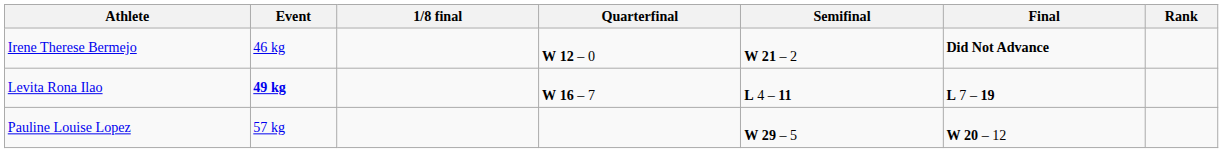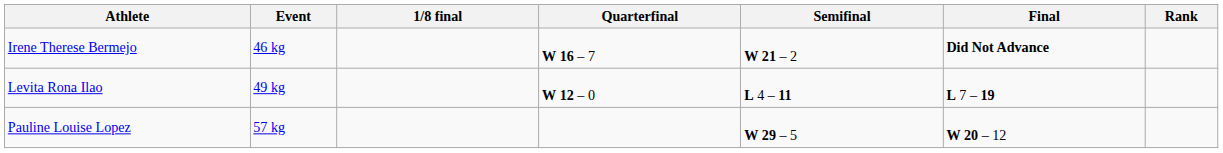(569, 56) W 12 – 0 -> (569, 56) W 16 – 7
(270, 88) bold -> (269, 88) normal
(569, 96) W 16 – 7 -> (569, 96) W 12 – 0
